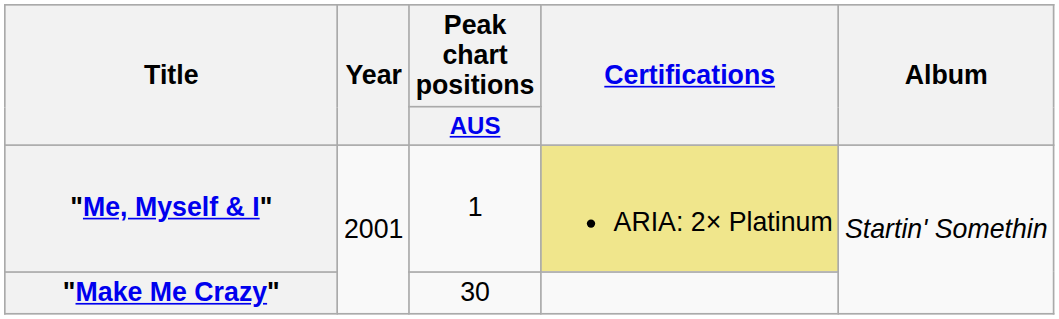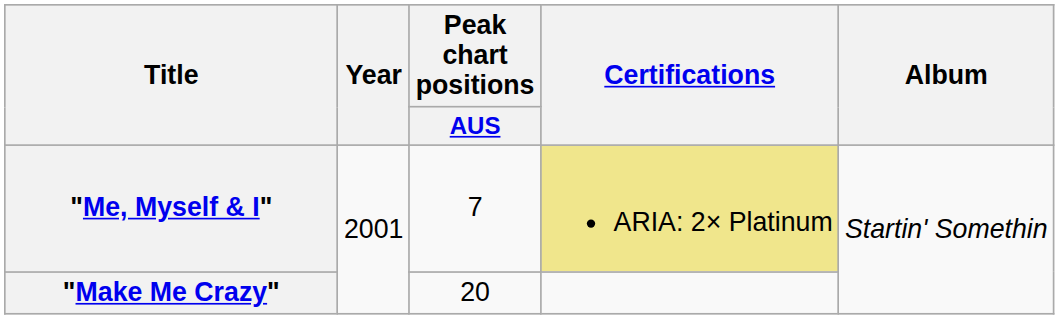(475, 207) 1 -> (475, 207) 7
(475, 292) 30 -> (475, 292) 20
